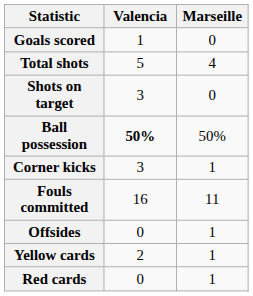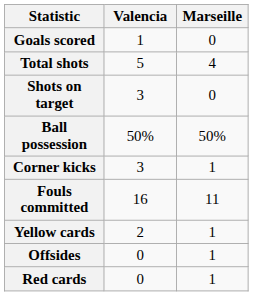(140, 135) bold -> (140, 135) normal
rows swapped: (54, 231) <-> (54, 255)
